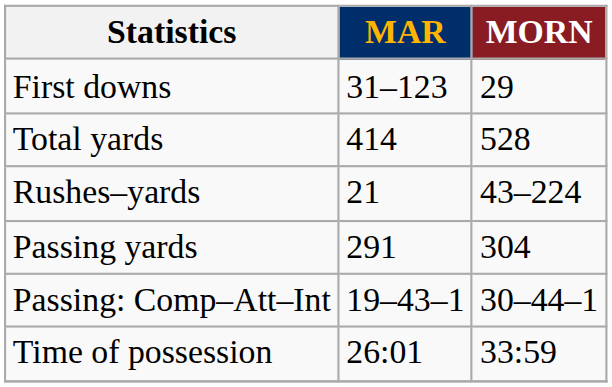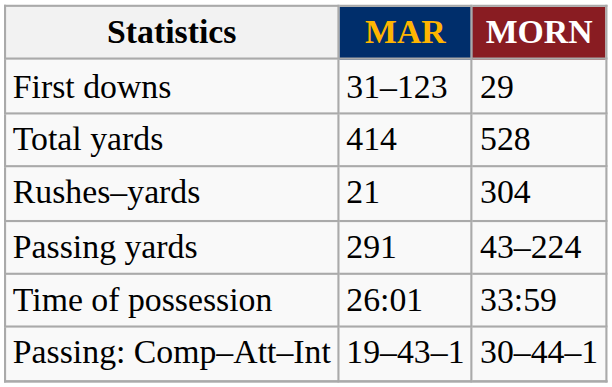(531, 192) 43–224 -> (505, 192) 304
(505, 246) 304 -> (531, 246) 43–224
rows swapped: (172, 299) <-> (143, 353)
